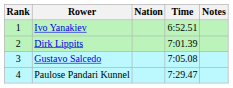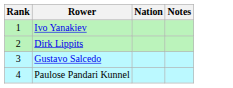- column: (182, 12)
